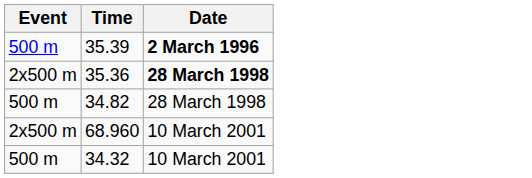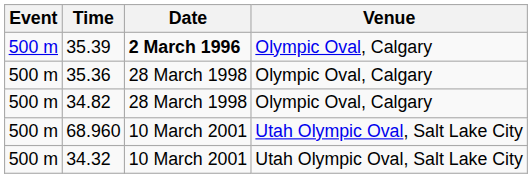+ column: (389, 18)
(43, 74) 2x500 m -> (33, 74) 500 m
(208, 74) bold -> (188, 74) normal
(43, 131) 2x500 m -> (33, 131) 500 m
